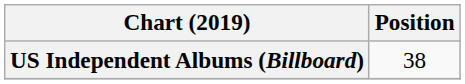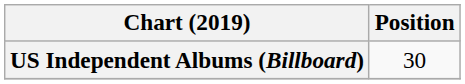(415, 59) 38 -> (415, 59) 30
